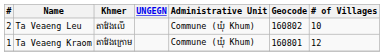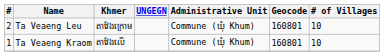(110, 26) តាវែងលើ -> (114, 26) តាវែងក្រោម
(287, 26) 160802 -> (287, 26) 160801
(114, 42) តាវែងក្រោម -> (110, 42) តាវែងលើ
(316, 43) 12 -> (316, 43) 10
